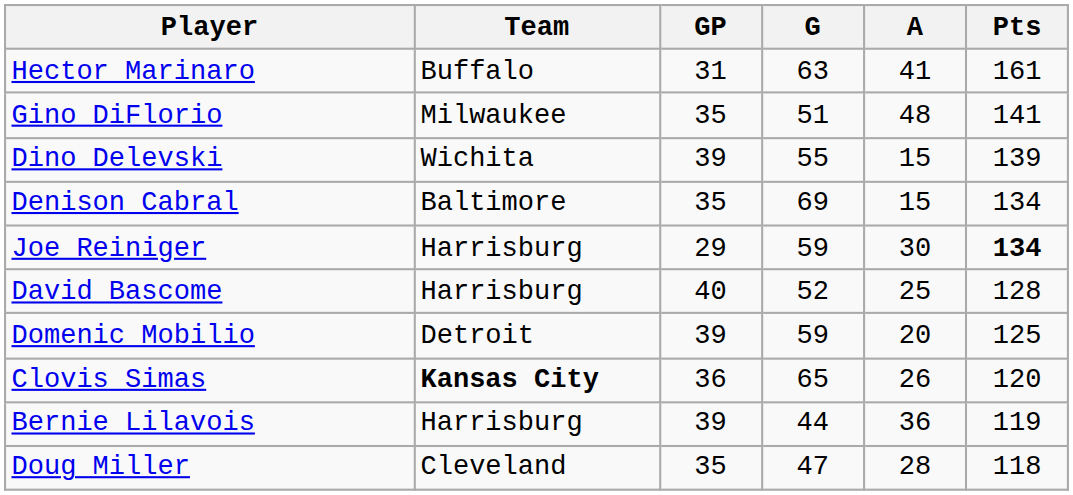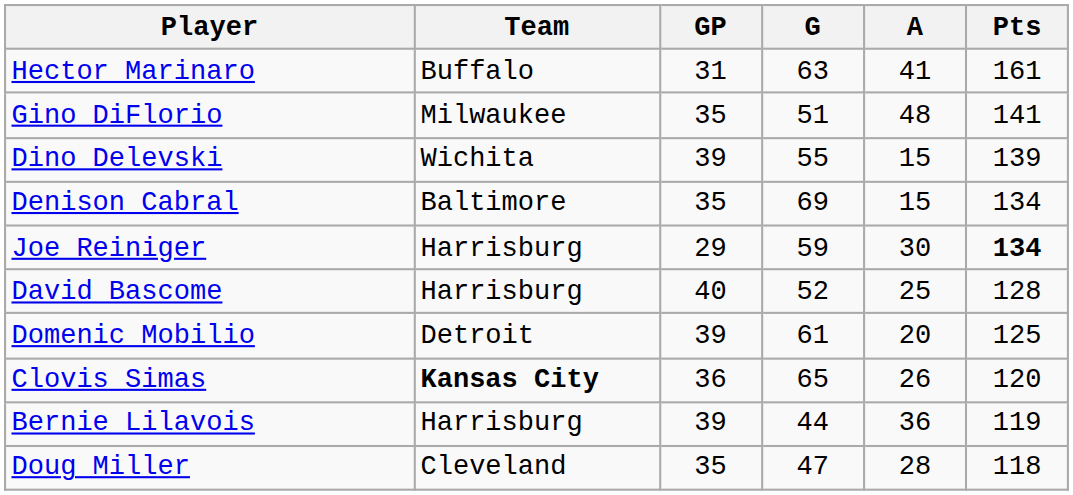(813, 336) 59 -> (813, 336) 61
